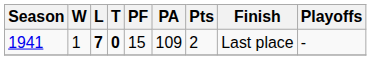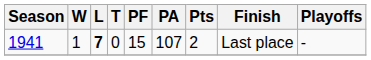(115, 42) bold -> (115, 42) normal
(169, 42) 109 -> (169, 42) 107
